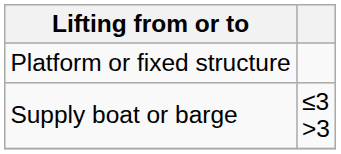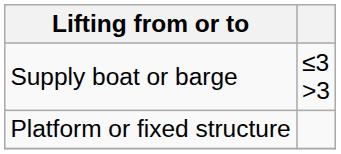rows swapped: (151, 62) <-> (124, 115)
